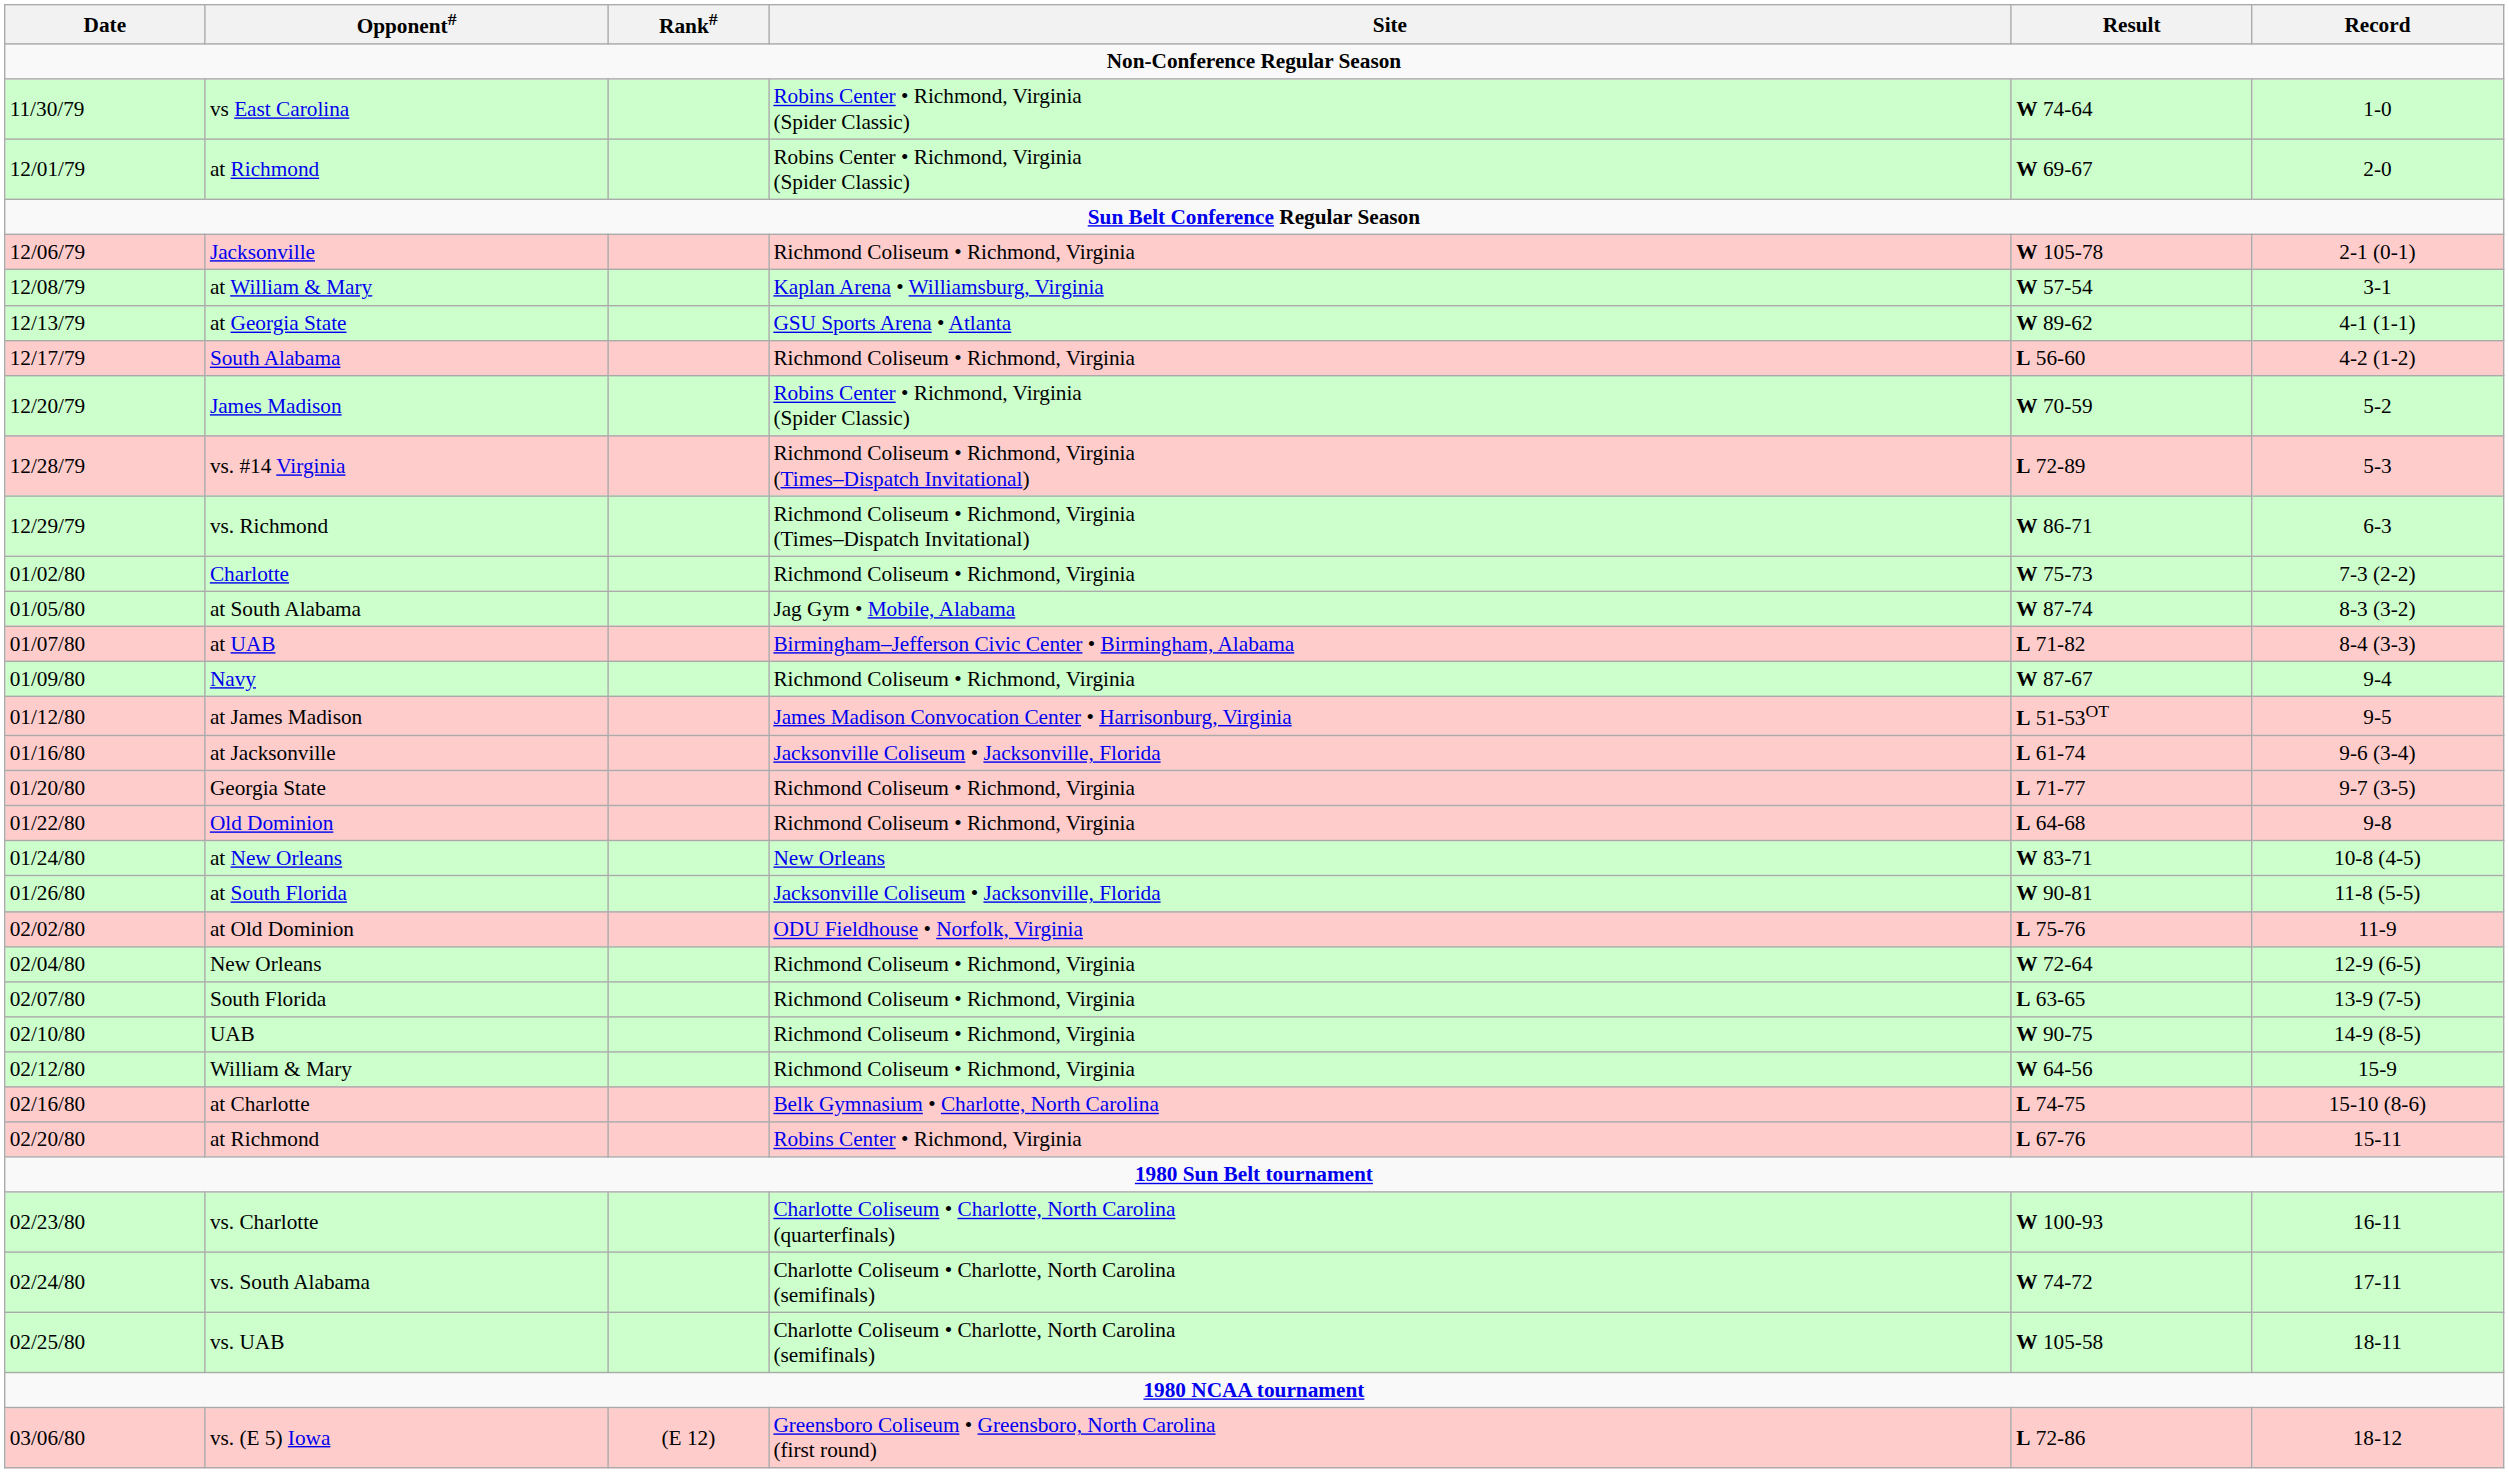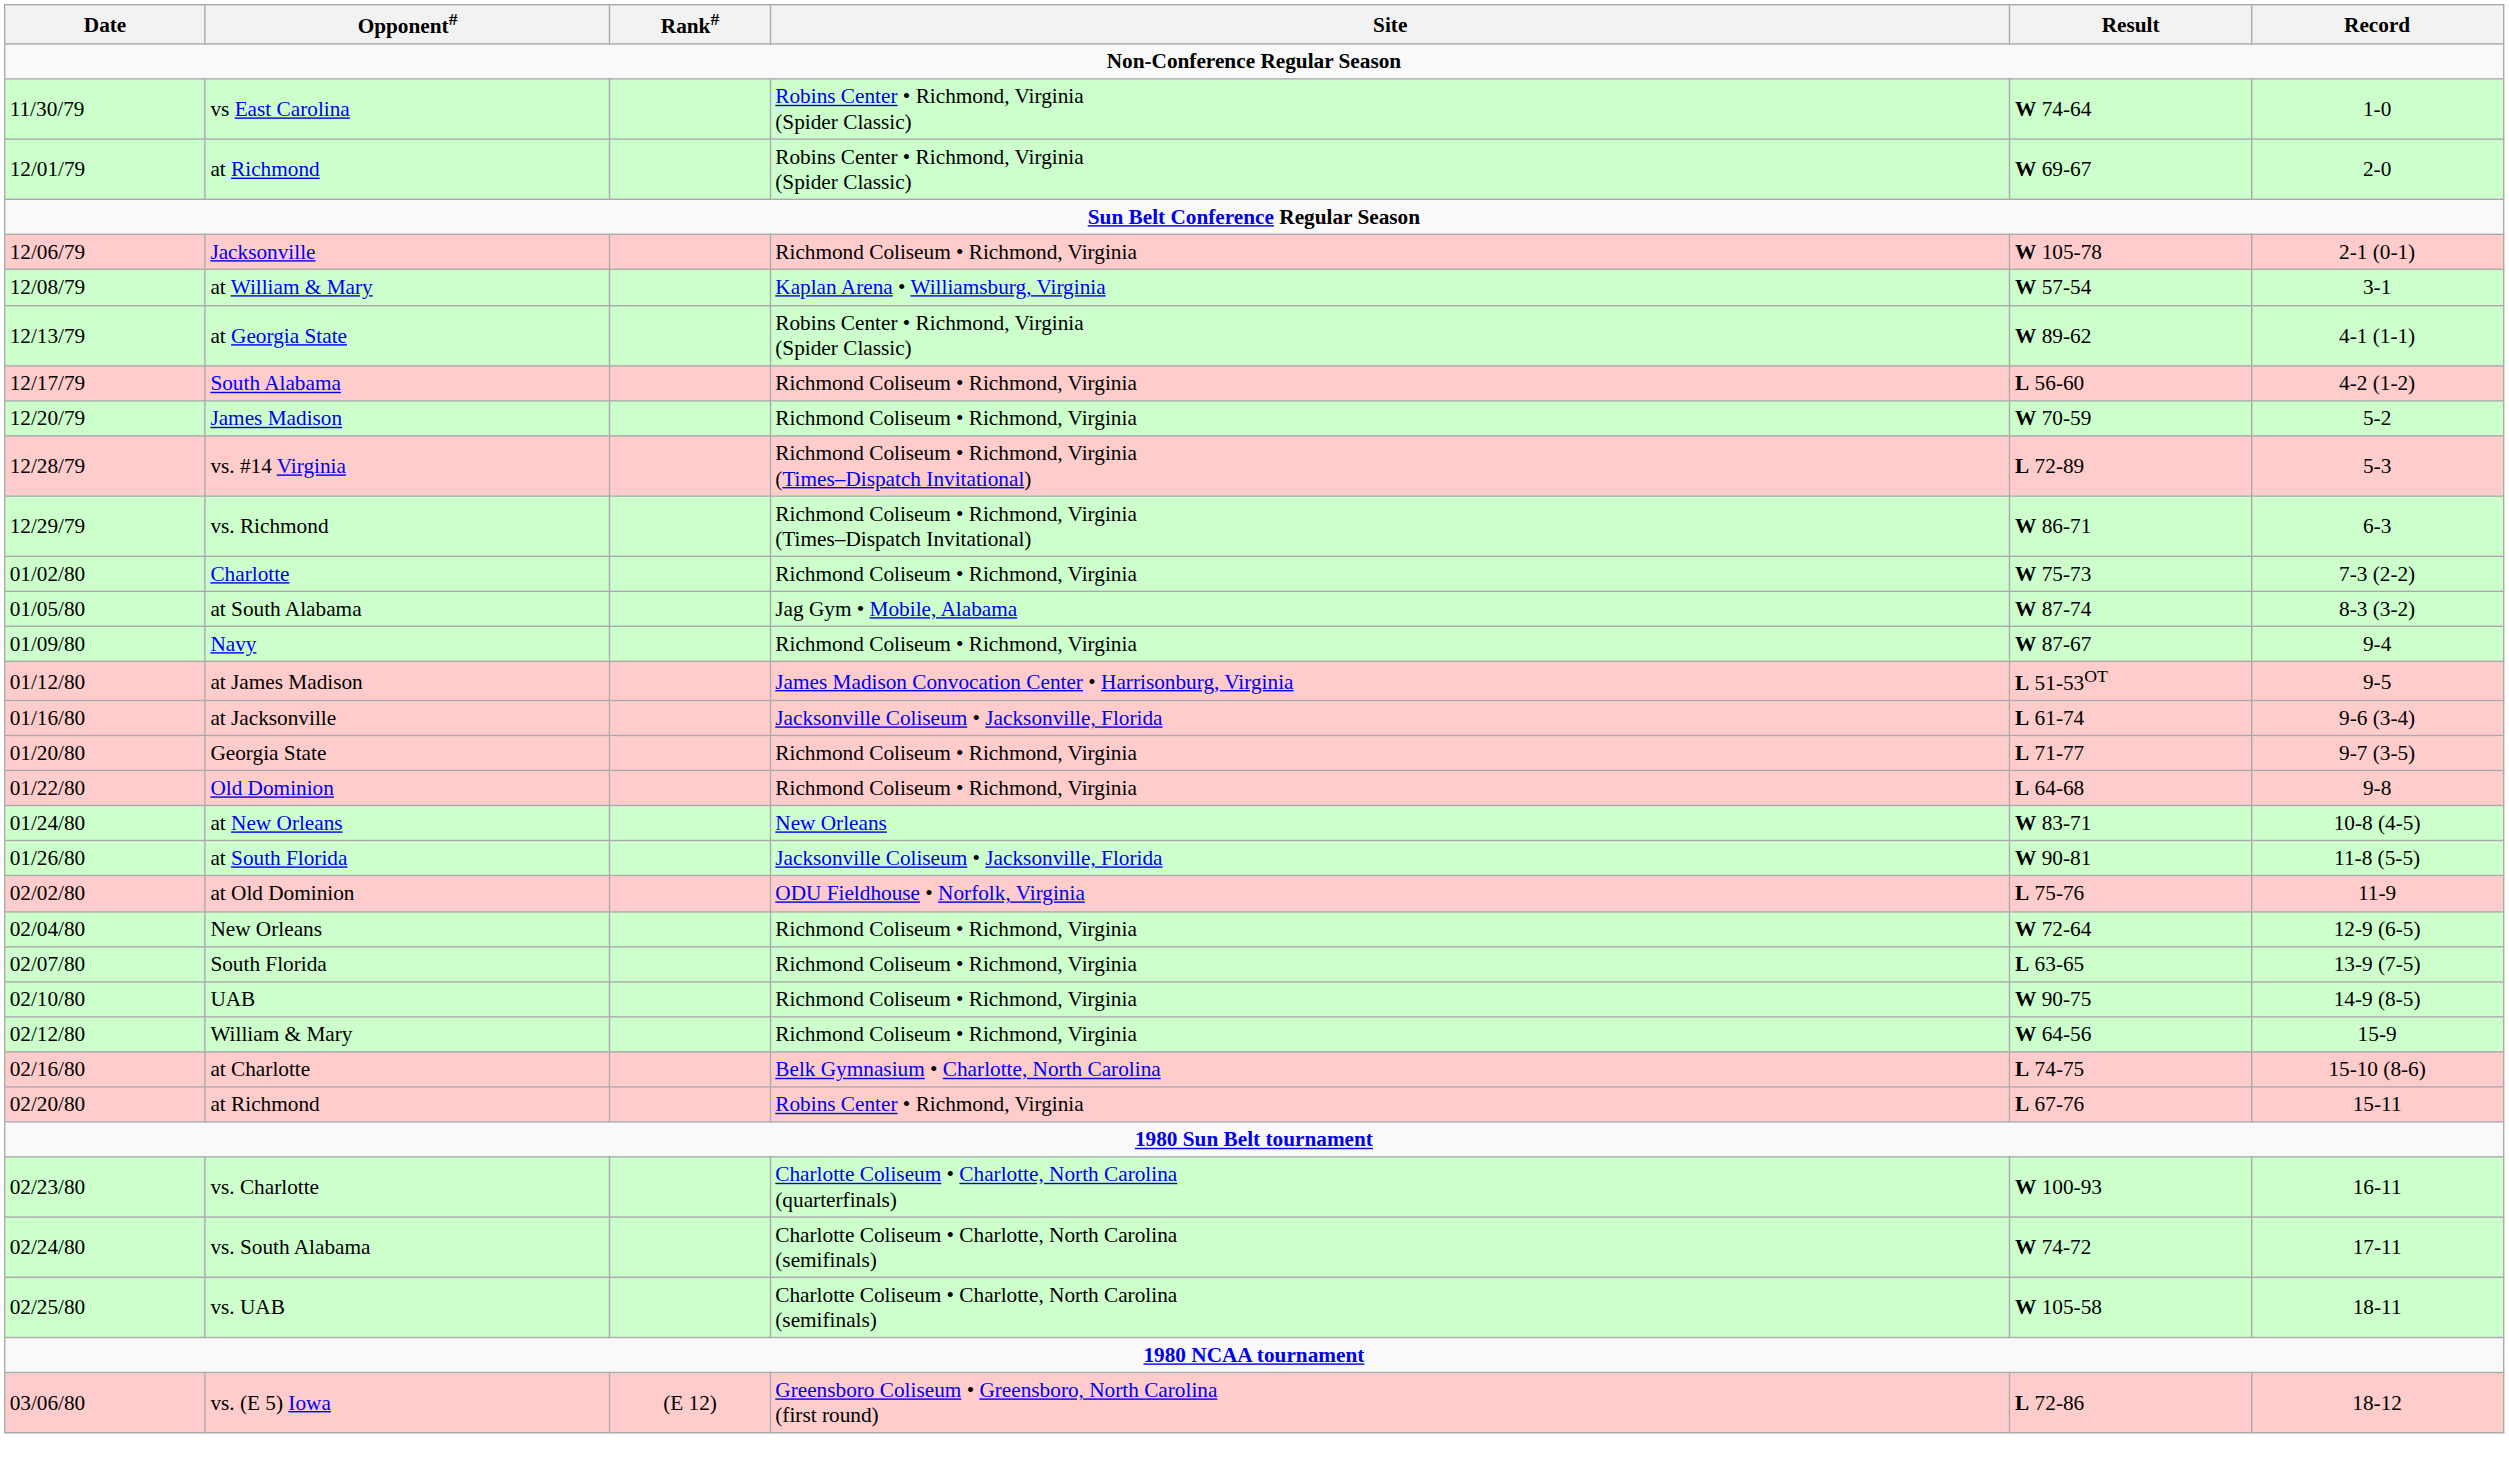(892, 322) GSU Sports Arena • Atlanta -> (929, 335) Robins Center • Richmond, Virginia (Spider Classic)
(928, 405) Robins Center • Richmond, Virginia (Spider Classic) -> (956, 417) Richmond Coliseum • Richmond, Virginia
- row: (47, 643)
